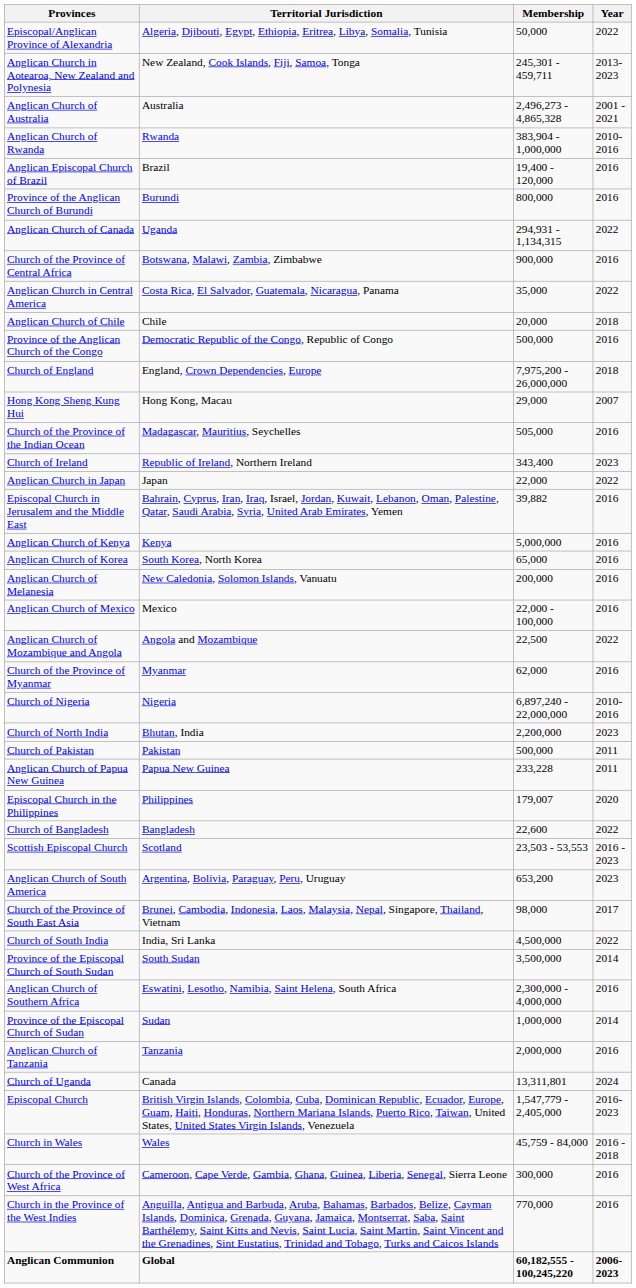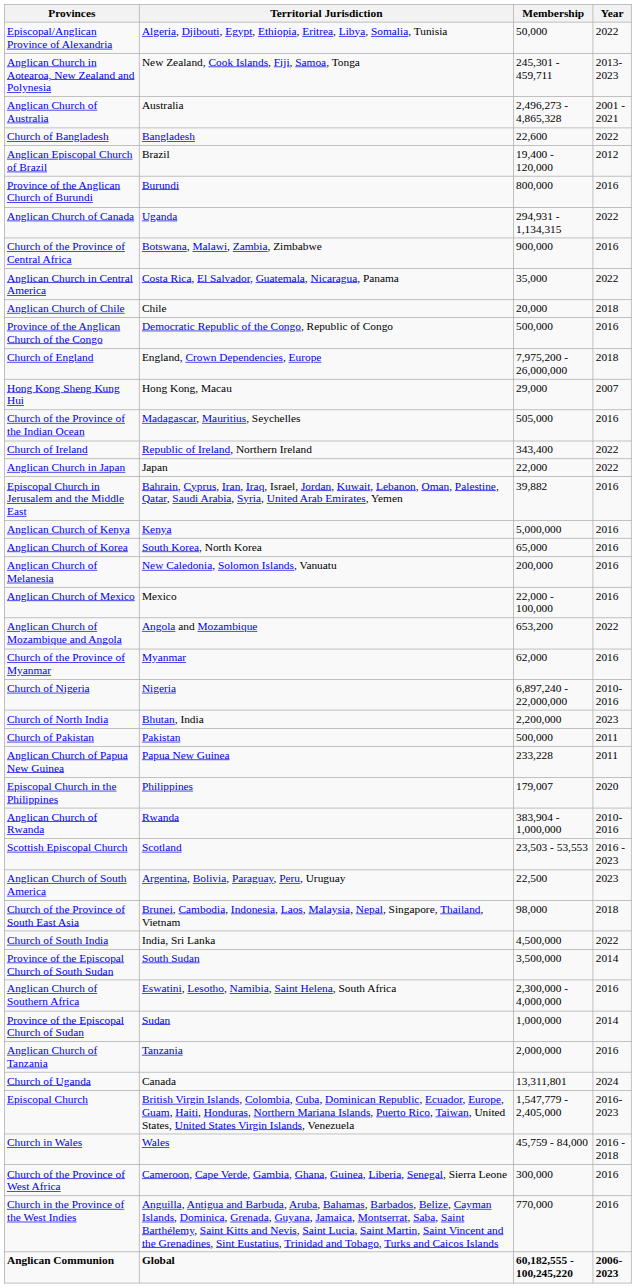rows swapped: (58, 829) <-> (52, 143)
(607, 167) 2016 -> (607, 154) 2012
(607, 462) 2023 -> (607, 449) 2022
(532, 639) 22,500 -> (534, 627) 653,200
(534, 878) 653,200 -> (532, 878) 22,500
(607, 909) 2017 -> (607, 909) 2018
